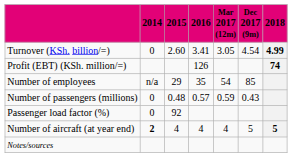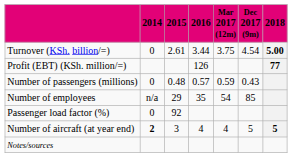(176, 50) 2.60 -> (176, 50) 2.61
(201, 50) 3.41 -> (201, 50) 3.44
(226, 50) 3.05 -> (226, 50) 3.75
(275, 50) 4.99 -> (275, 50) 5.00
(275, 66) 74 -> (275, 66) 77
rows swapped: (51, 81) <-> (72, 97)
(176, 129) 4 -> (176, 129) 3
